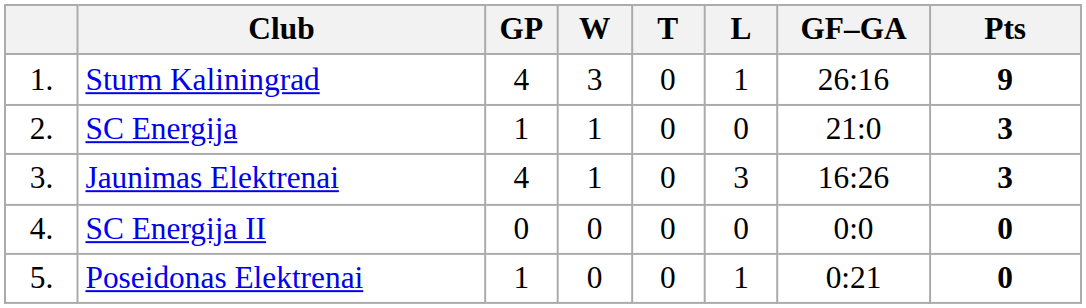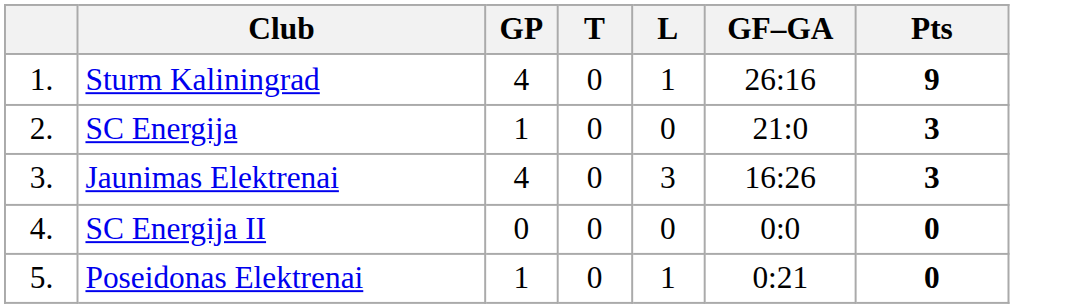- column: (595, 29)
